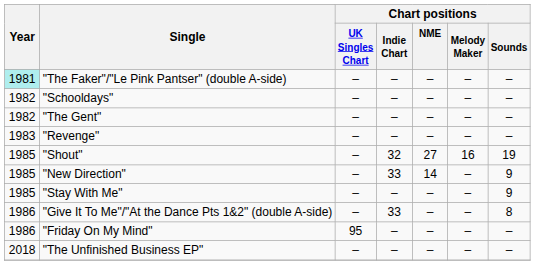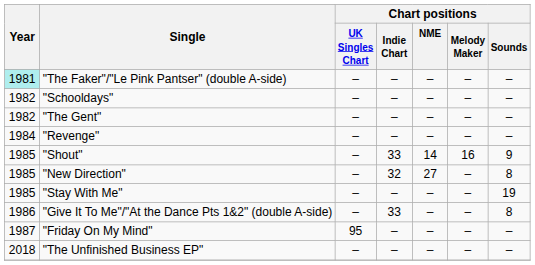(22, 136) 1983 -> (22, 136) 1984
(394, 155) 32 -> (394, 155) 33
(430, 155) 27 -> (430, 155) 14
(509, 155) 19 -> (509, 155) 9
(394, 174) 33 -> (394, 174) 32
(430, 174) 14 -> (430, 174) 27
(509, 174) 9 -> (509, 174) 8
(509, 193) 9 -> (509, 193) 19
(22, 231) 1986 -> (22, 231) 1987
